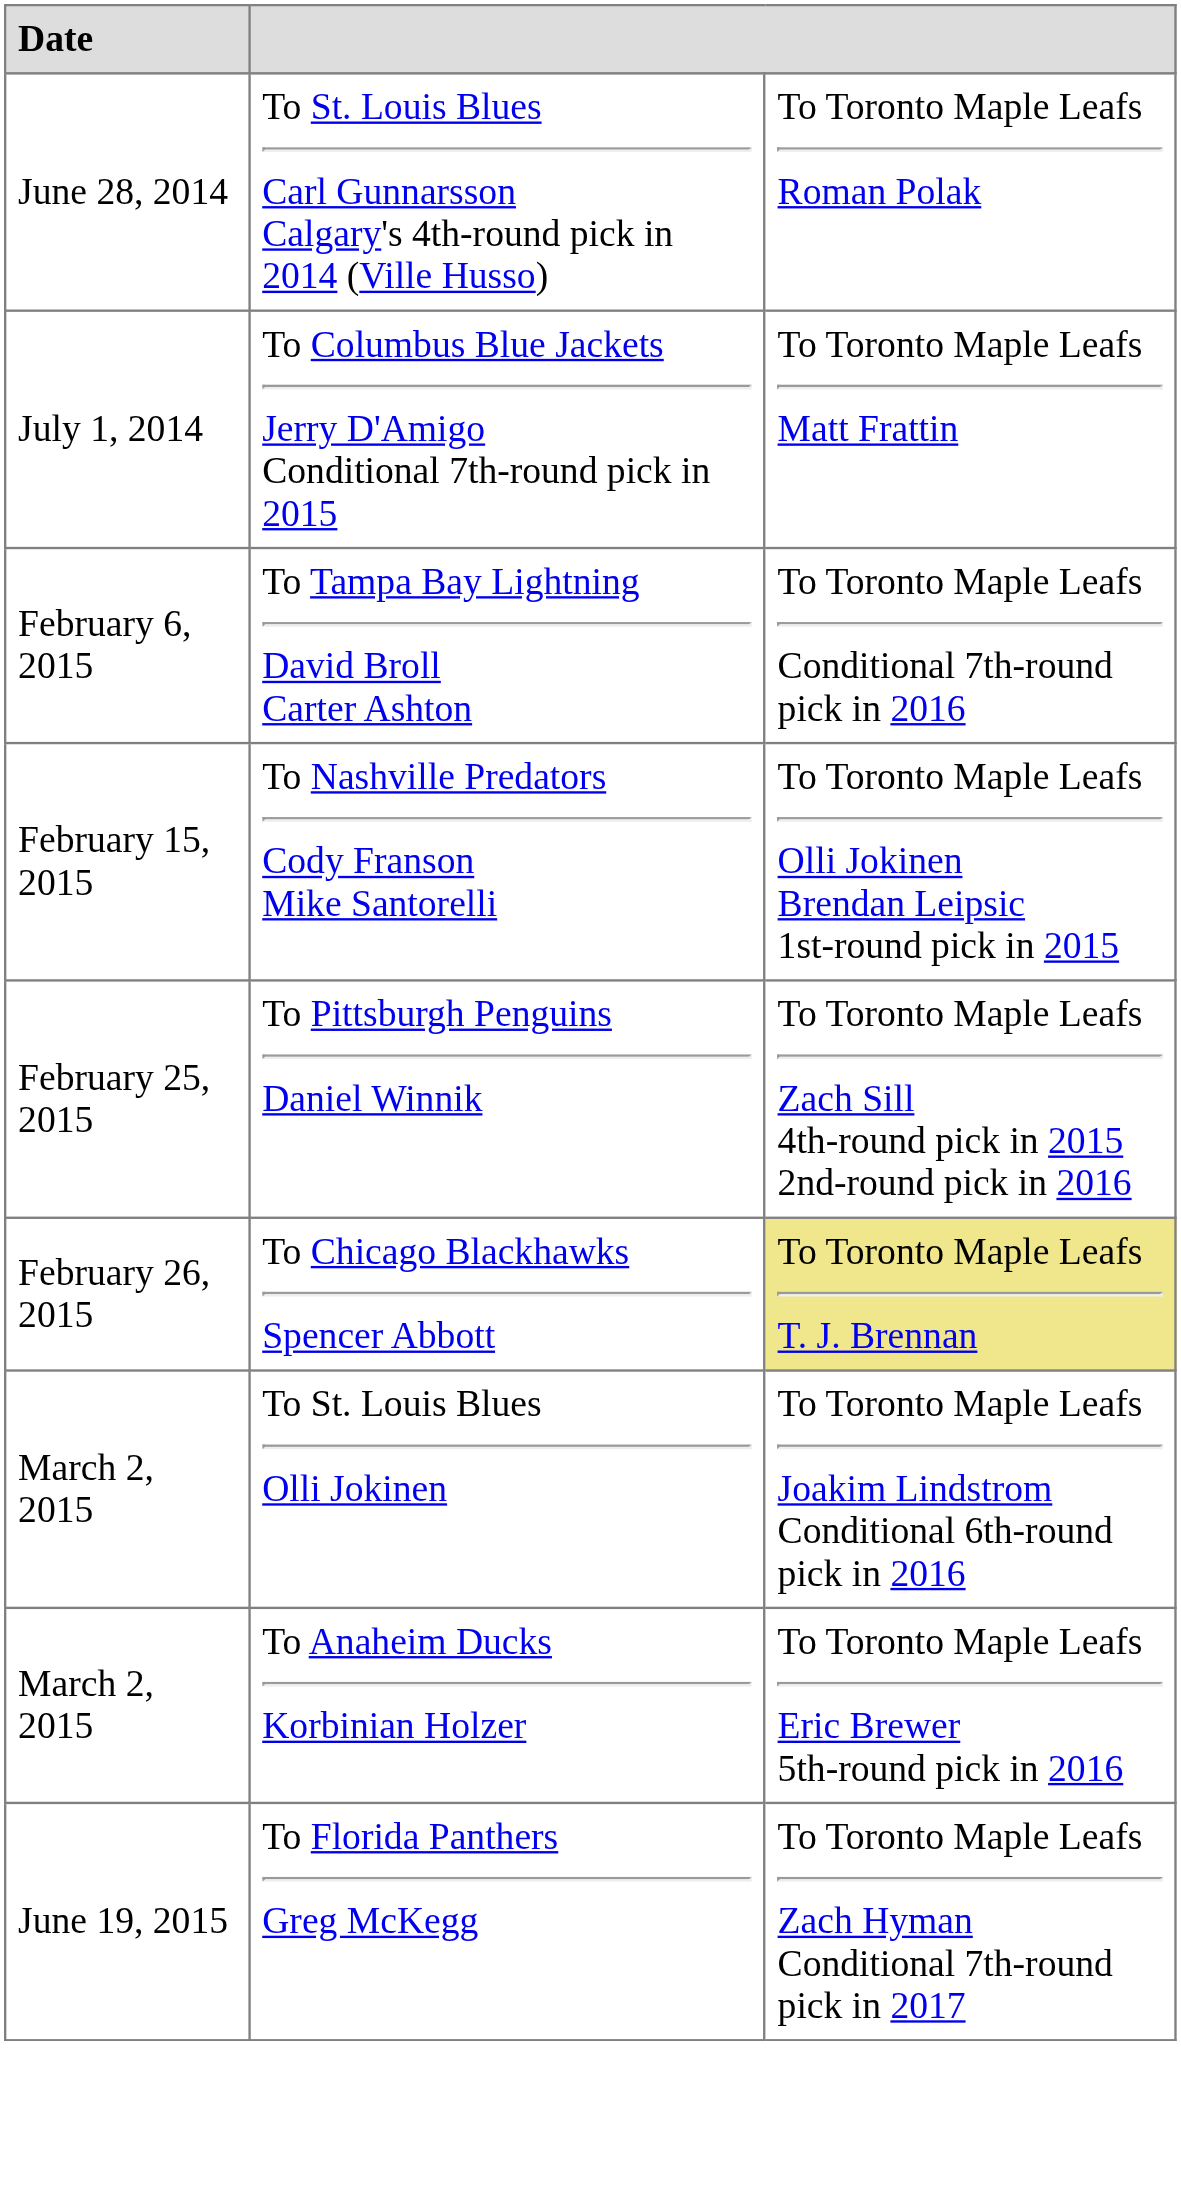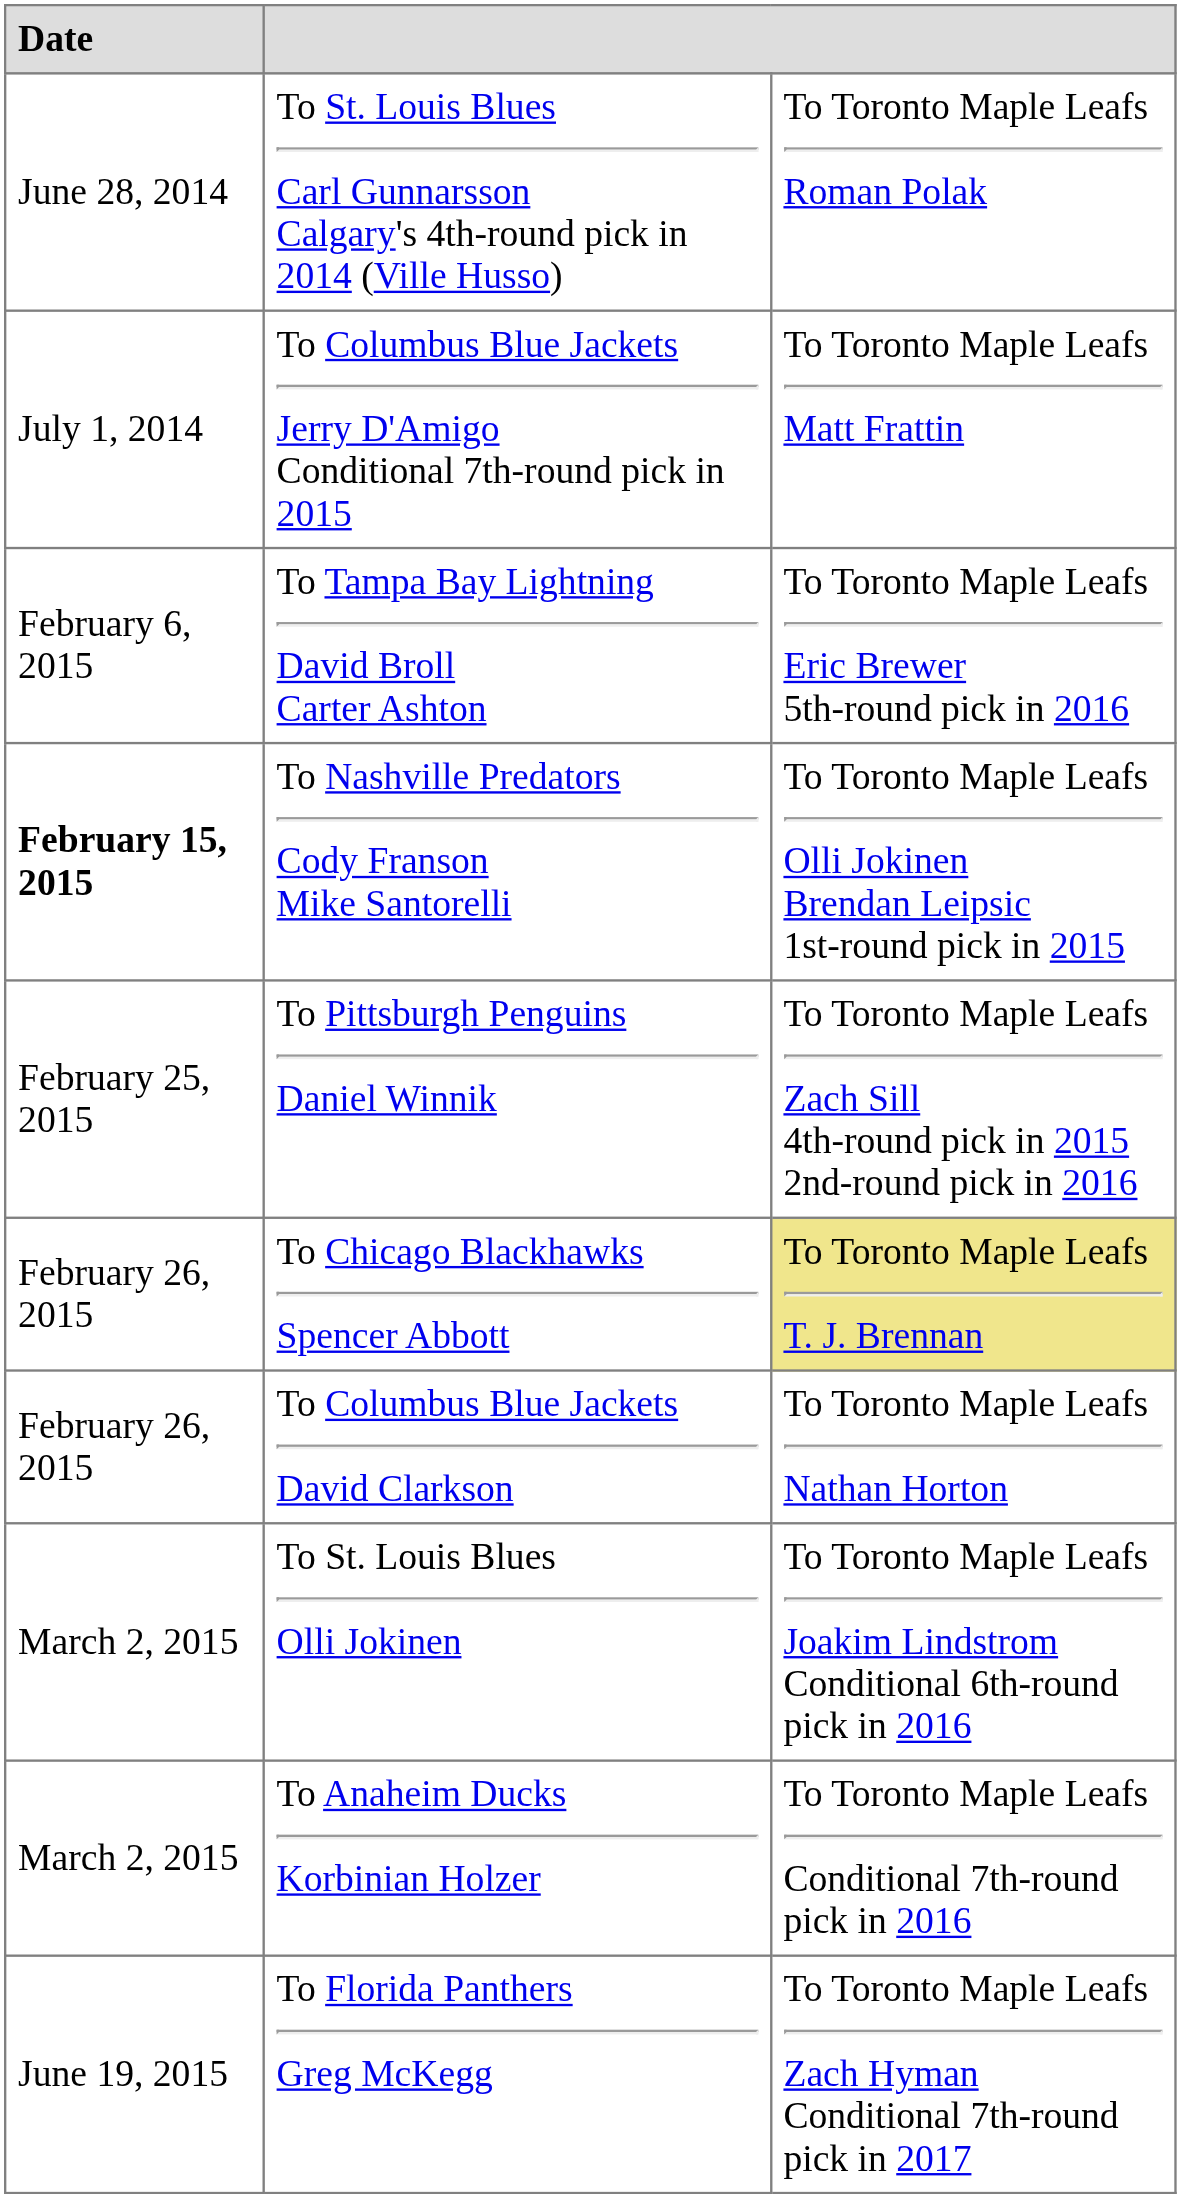(970, 644) To Toronto Maple Leafs Conditional 7th-round pick in 2016 -> (973, 644) To Toronto Maple Leafs Eric Brewer 5th-round pick in 2016
(114, 861) normal -> (123, 861) bold
+ row: (517, 1446)
(970, 1704) To Toronto Maple Leafs Eric Brewer 5th-round pick in 2016 -> (973, 1857) To Toronto Maple Leafs Conditional 7th-round pick in 2016
